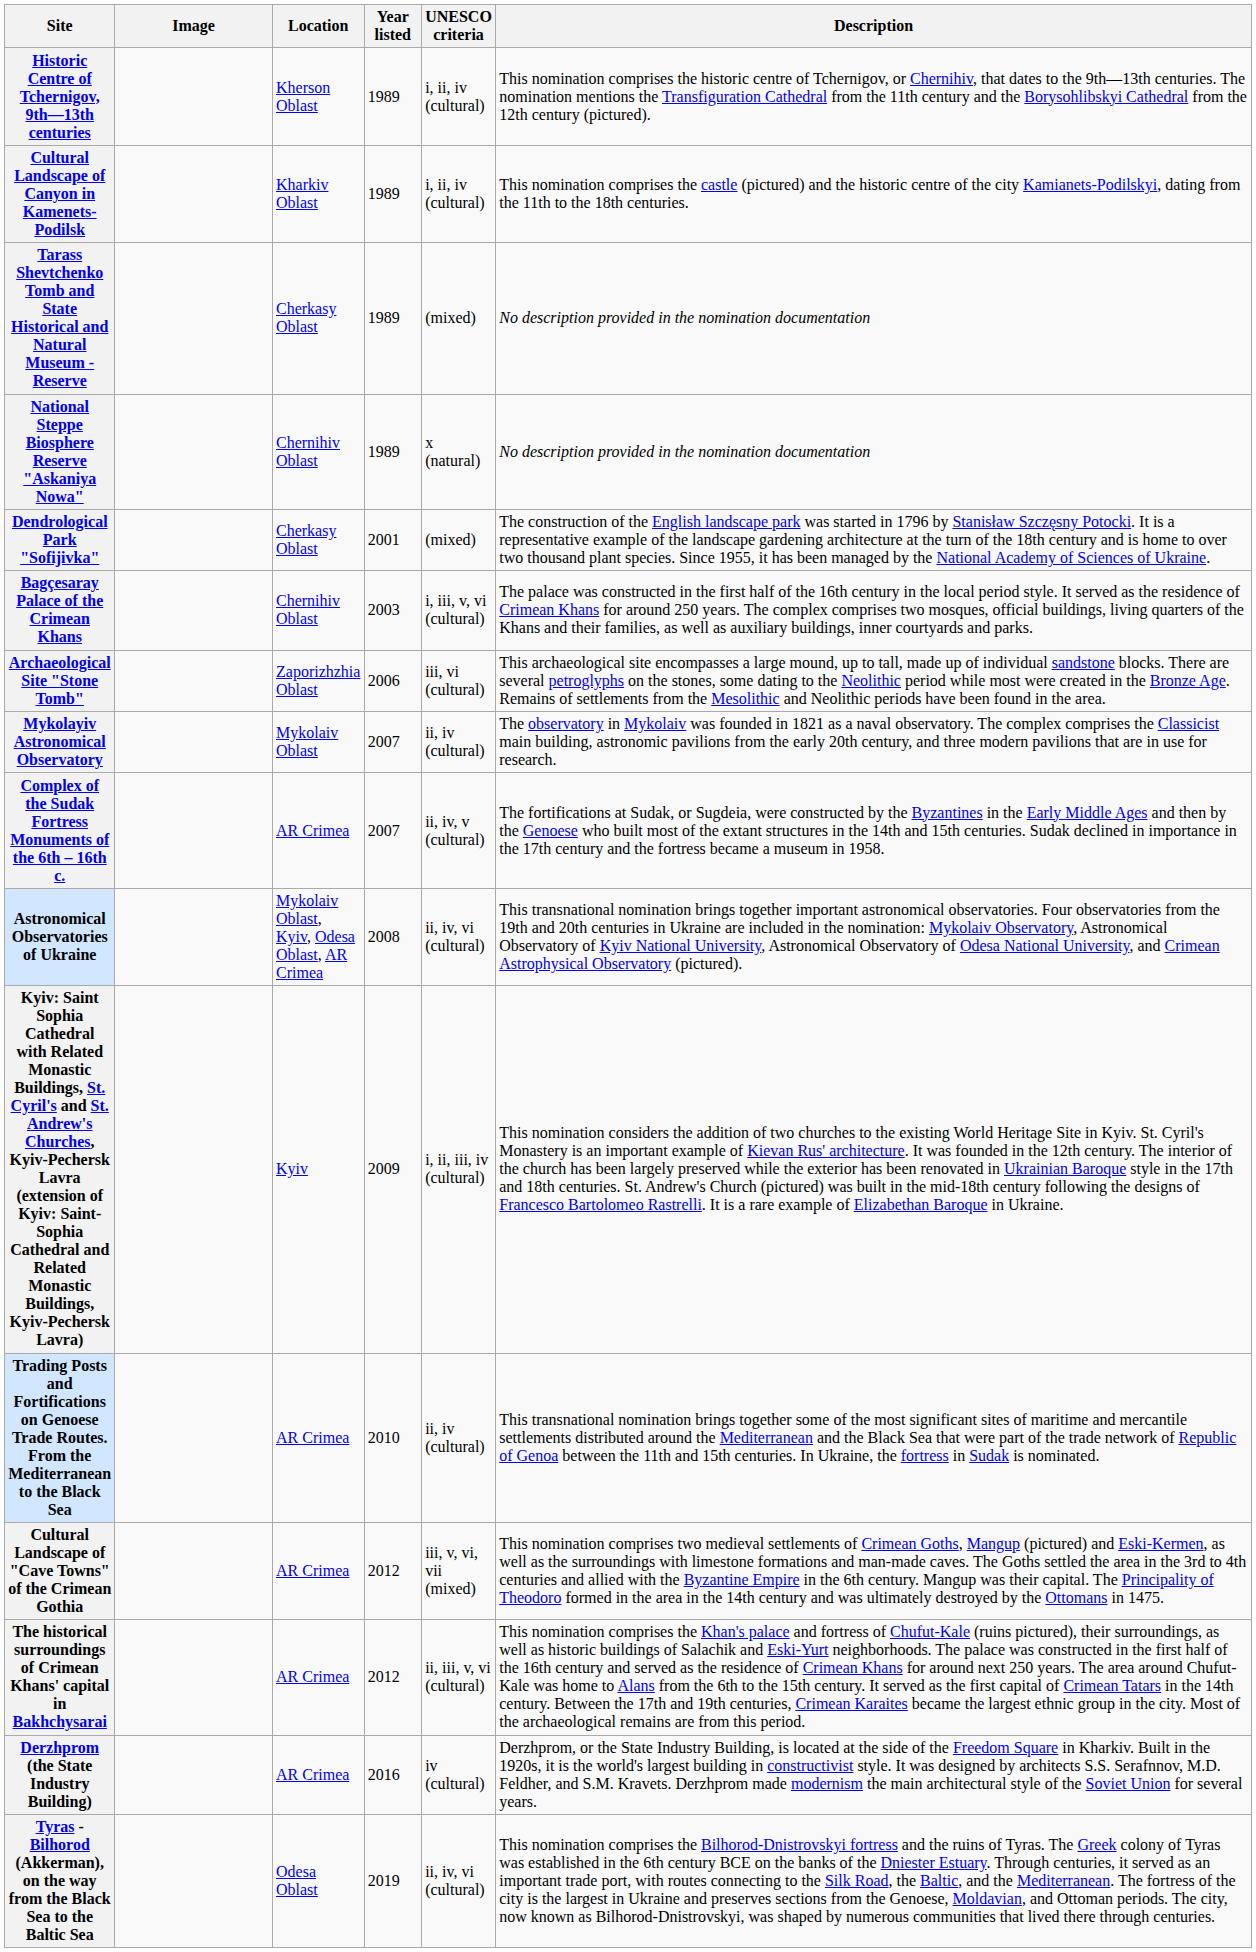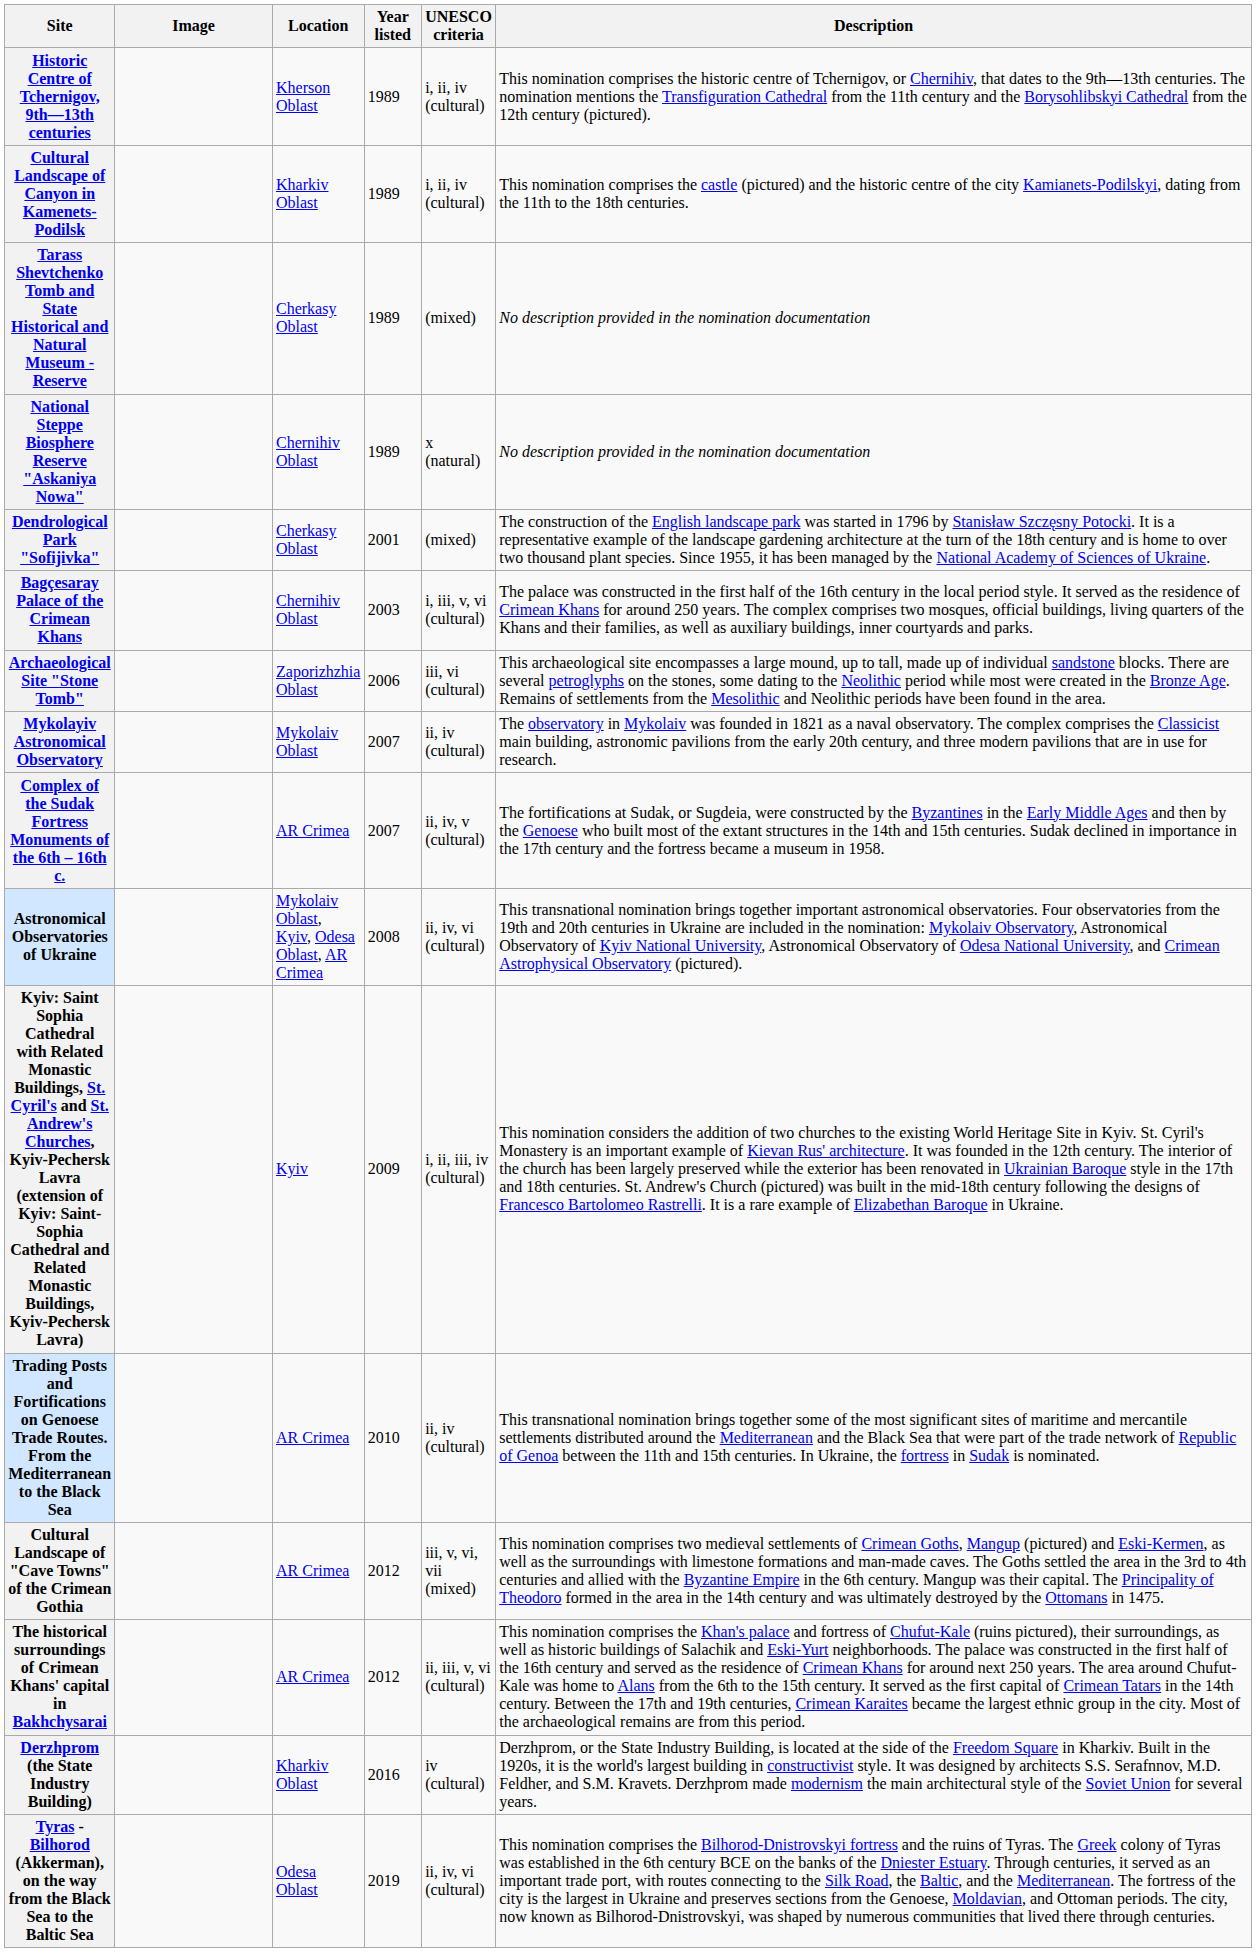(313, 1774) AR Crimea -> (302, 1774) Kharkiv Oblast
